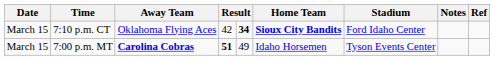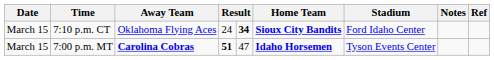(227, 30) 42 -> (227, 30) 24
(244, 47) 49 -> (244, 47) 47
(291, 47) normal -> (294, 47) bold
